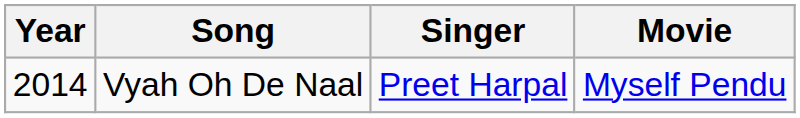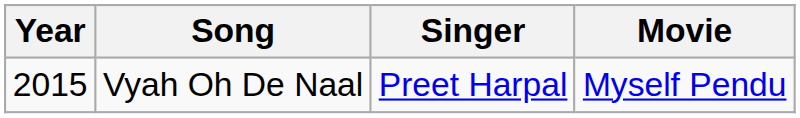(50, 84) 2014 -> (50, 84) 2015
